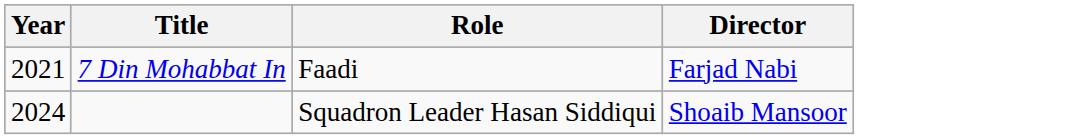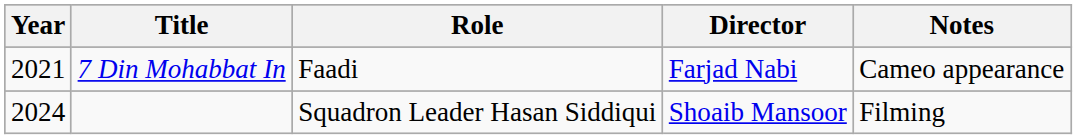+ column: (962, 25)
